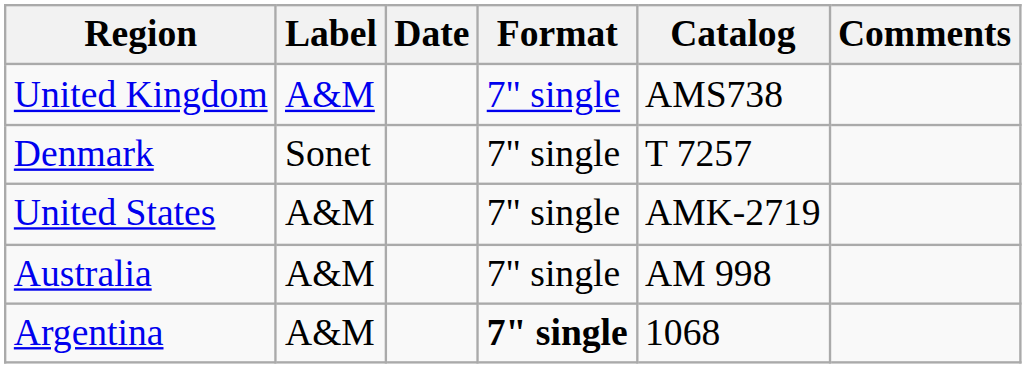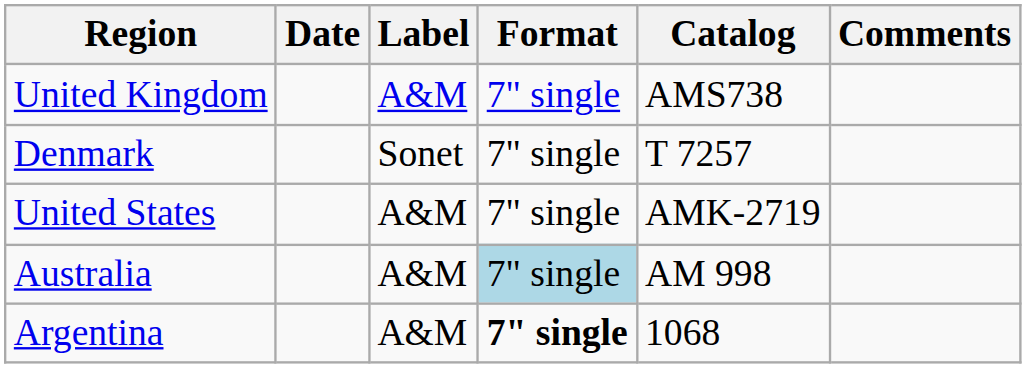columns swapped: (432, 34) <-> (331, 34)
(553, 272) no background -> (553, 272) lightblue background
